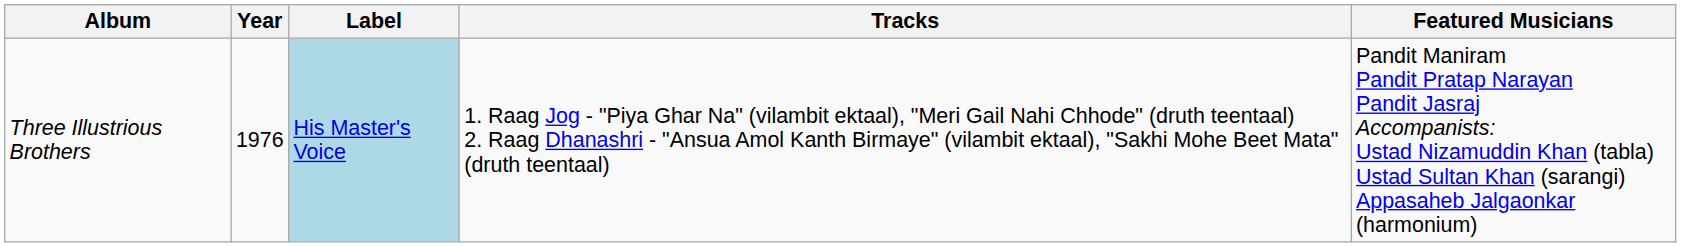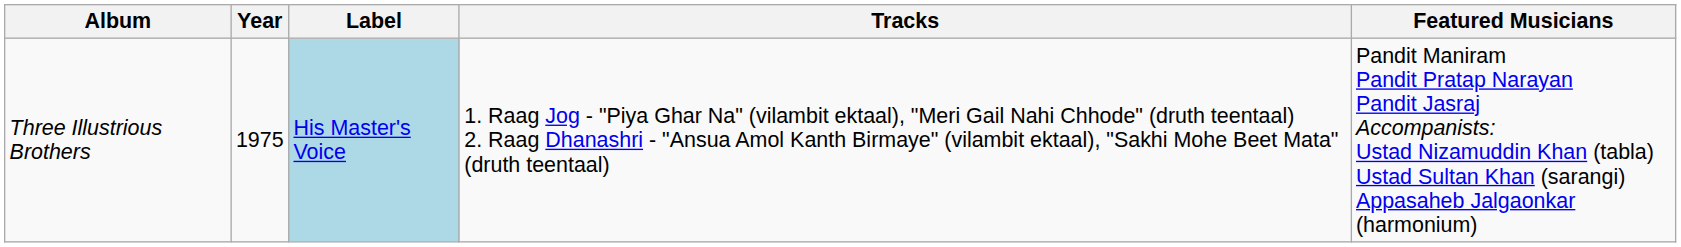(260, 139) 1976 -> (260, 139) 1975
